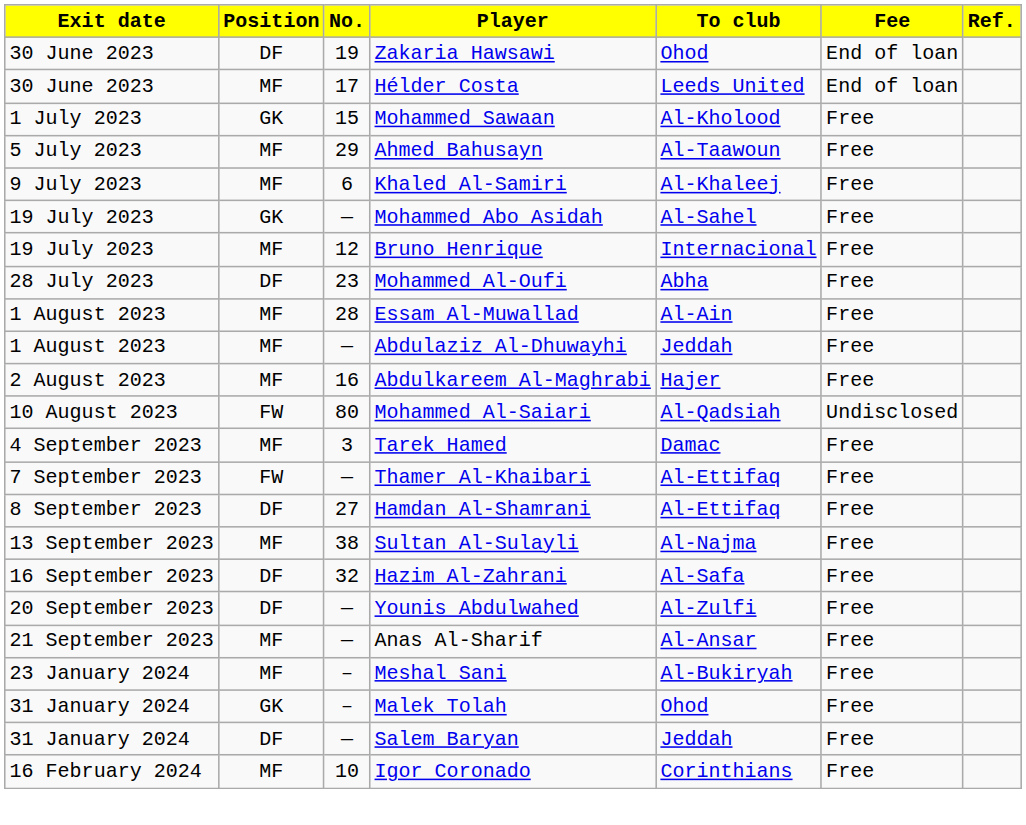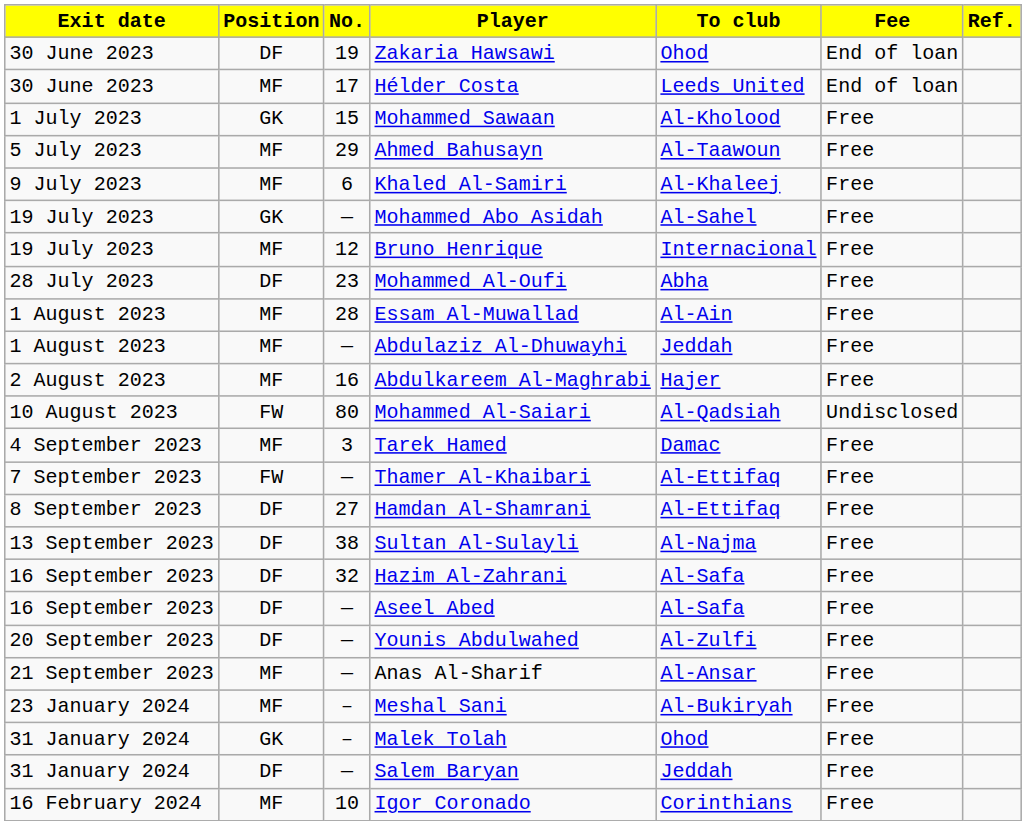(271, 543) MF -> (271, 543) DF
+ row: (435, 608)
